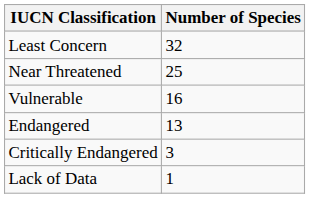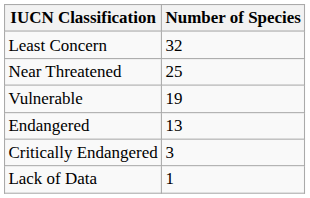(174, 98) 16 -> (174, 98) 19
